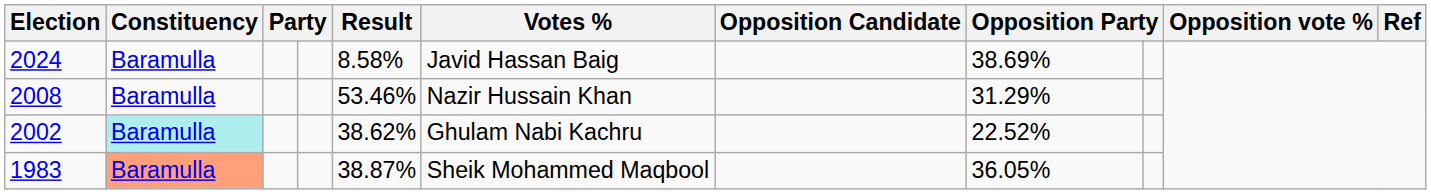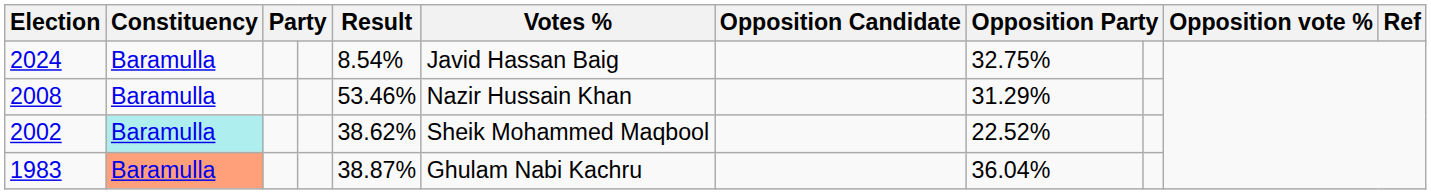(370, 59) 8.58% -> (370, 59) 8.54%
(1011, 59) 38.69% -> (1011, 59) 32.75%
(534, 133) Ghulam Nabi Kachru -> (568, 133) Sheik Mohammed Maqbool
(568, 170) Sheik Mohammed Maqbool -> (534, 170) Ghulam Nabi Kachru
(1011, 170) 36.05% -> (1011, 170) 36.04%
